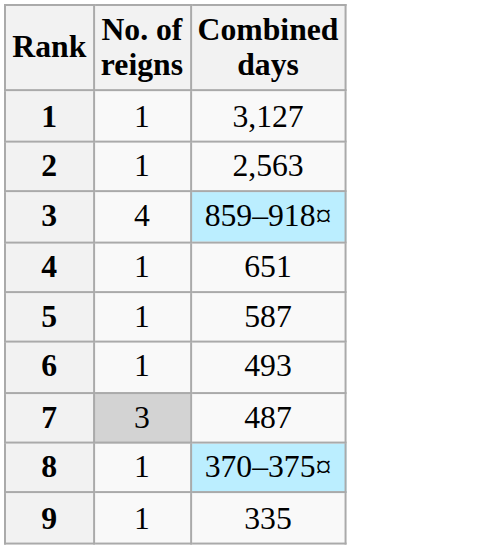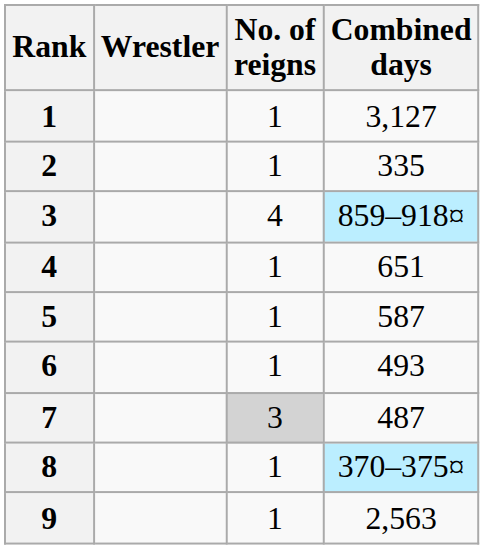+ column: (160, 47)
(268, 165) 2,563 -> (401, 165) 335
(268, 517) 335 -> (401, 517) 2,563
